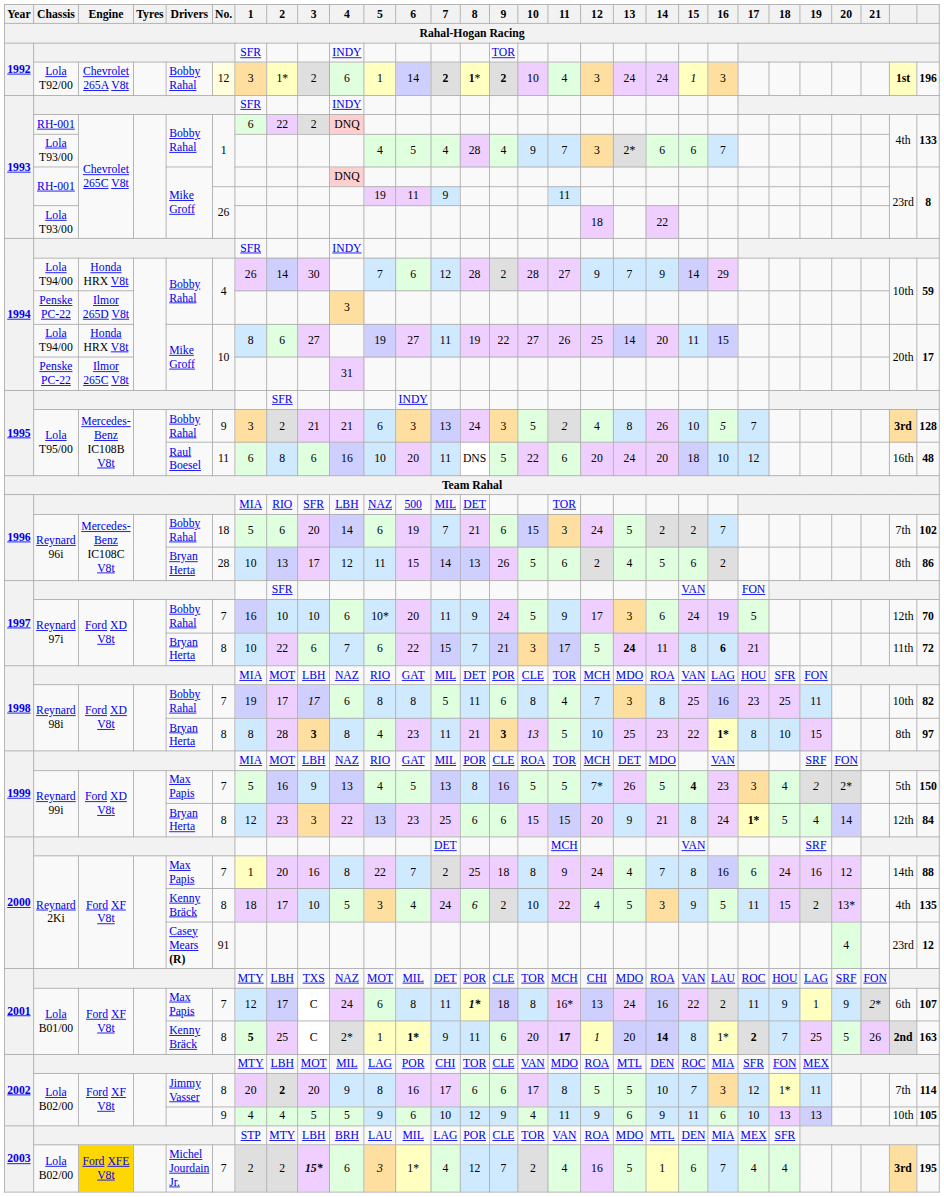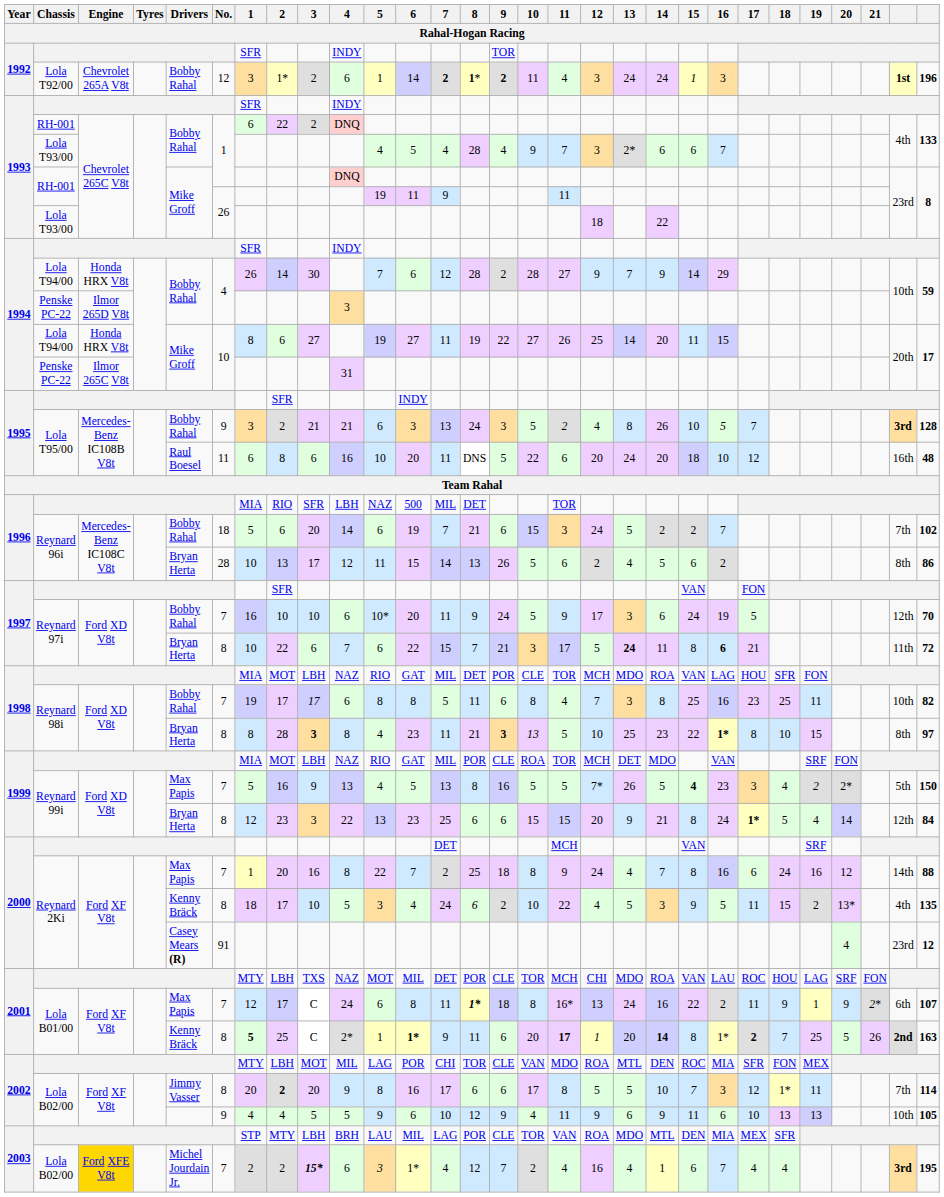(224, 78) lightyellow background -> (224, 78) no background
(533, 78) 10 -> (533, 78) 11
(629, 1168) 5 -> (629, 1168) 4
